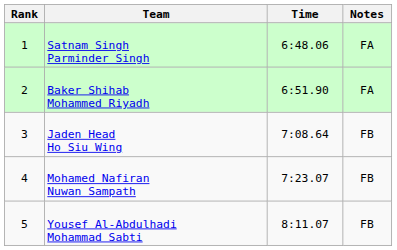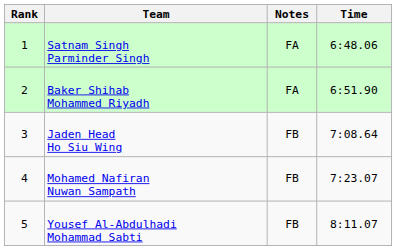columns swapped: (305, 14) <-> (367, 14)
